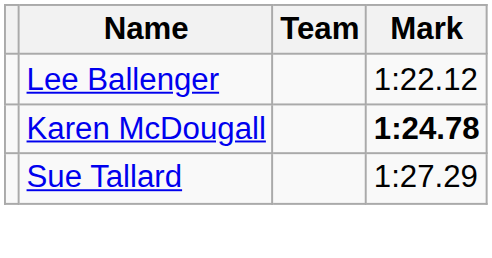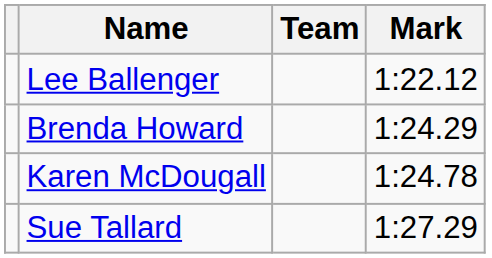+ row: (135, 128)
(427, 128) bold -> (426, 177) normal
